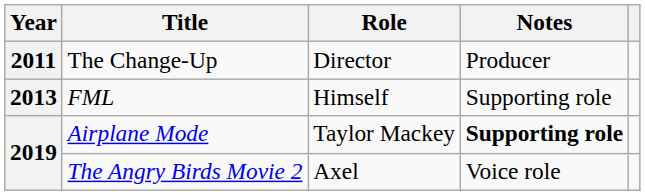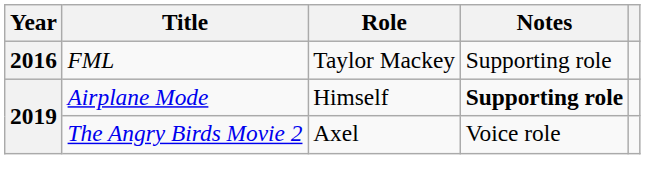- row: (143, 60)
(33, 97) 2013 -> (33, 60) 2016
(351, 97) Himself -> (384, 60) Taylor Mackey
(384, 134) Taylor Mackey -> (351, 97) Himself
